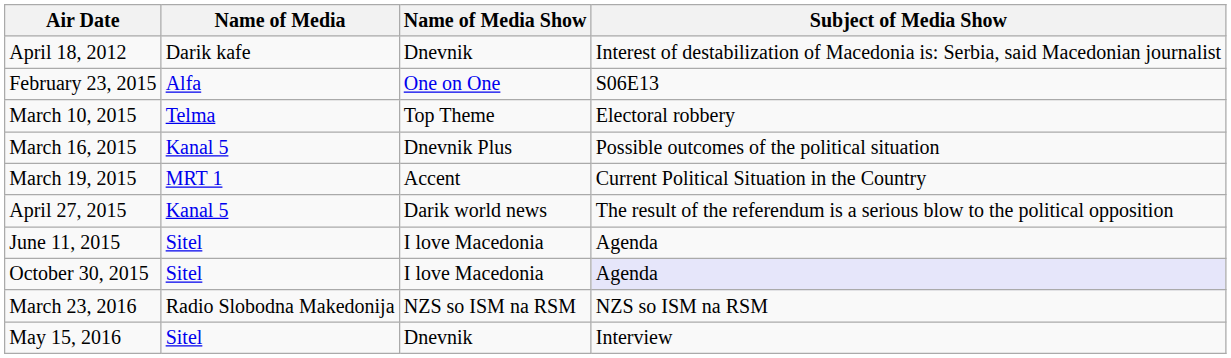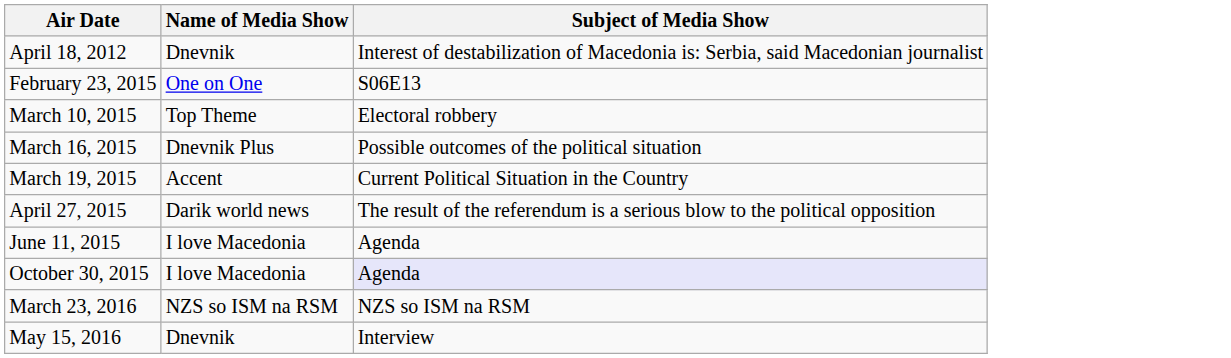- column: (280, 20)
